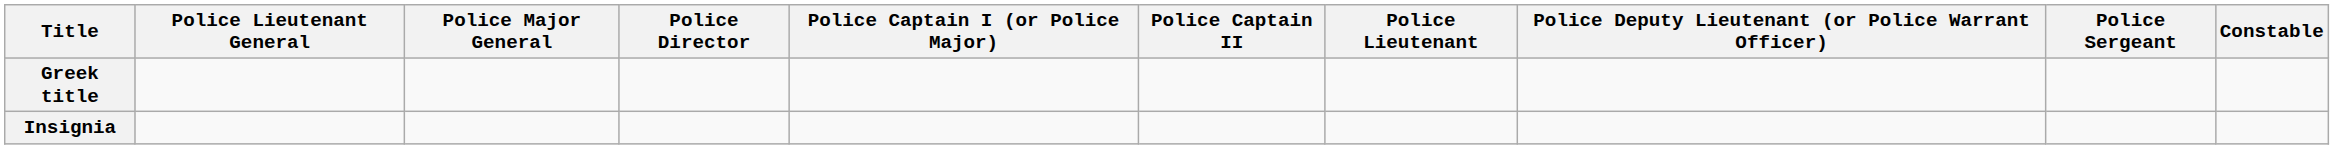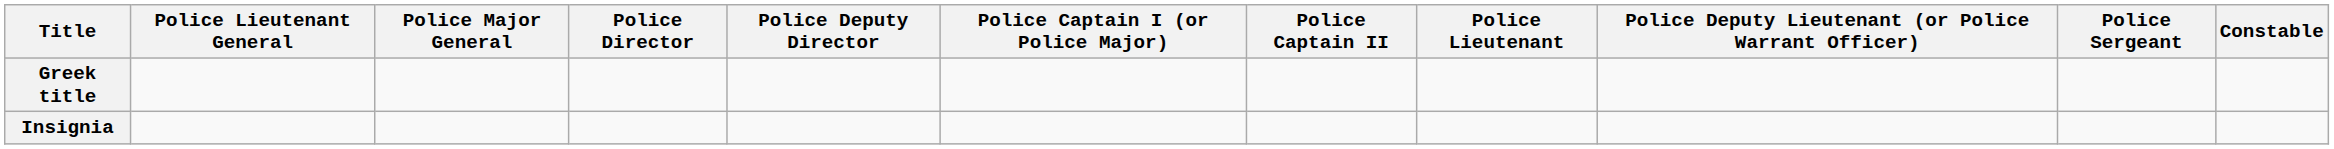+ column: (833, 32)
